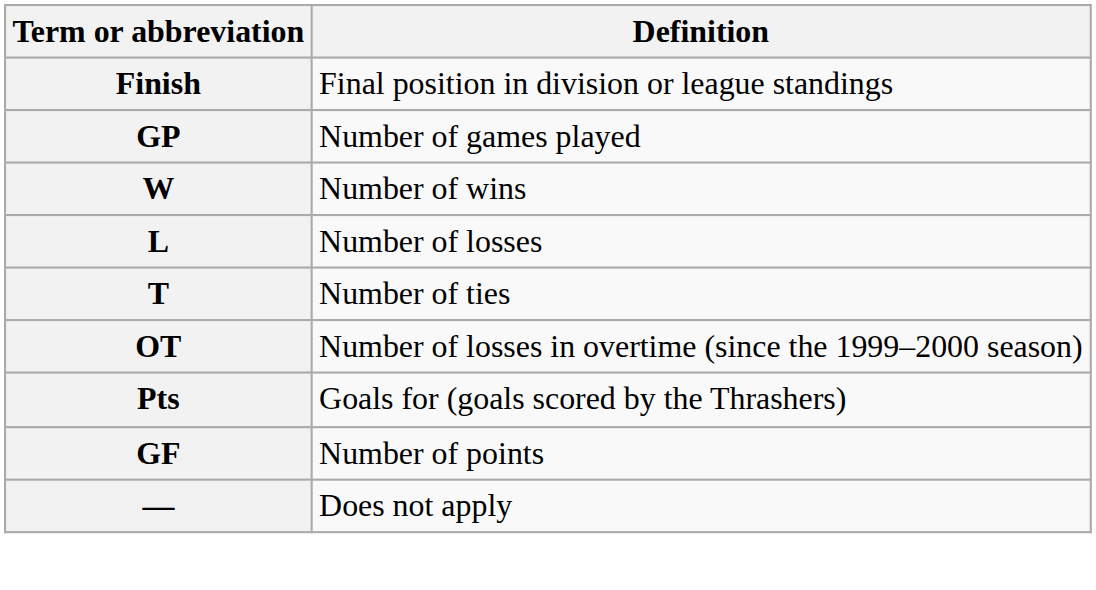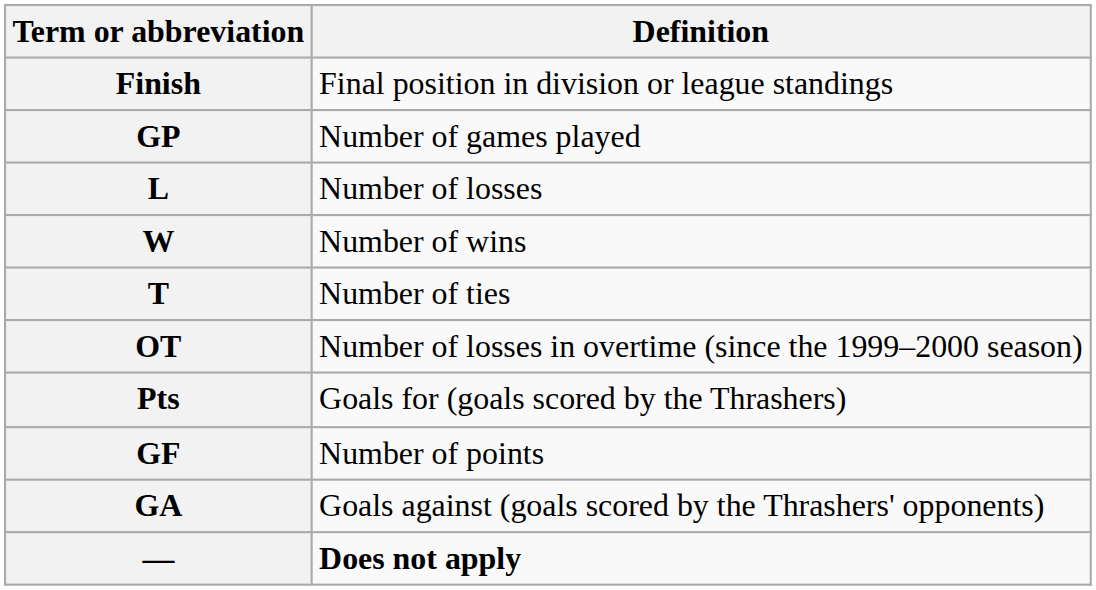rows swapped: (158, 188) <-> (158, 241)
+ row: (158, 504)
(416, 504) normal -> (420, 557) bold
